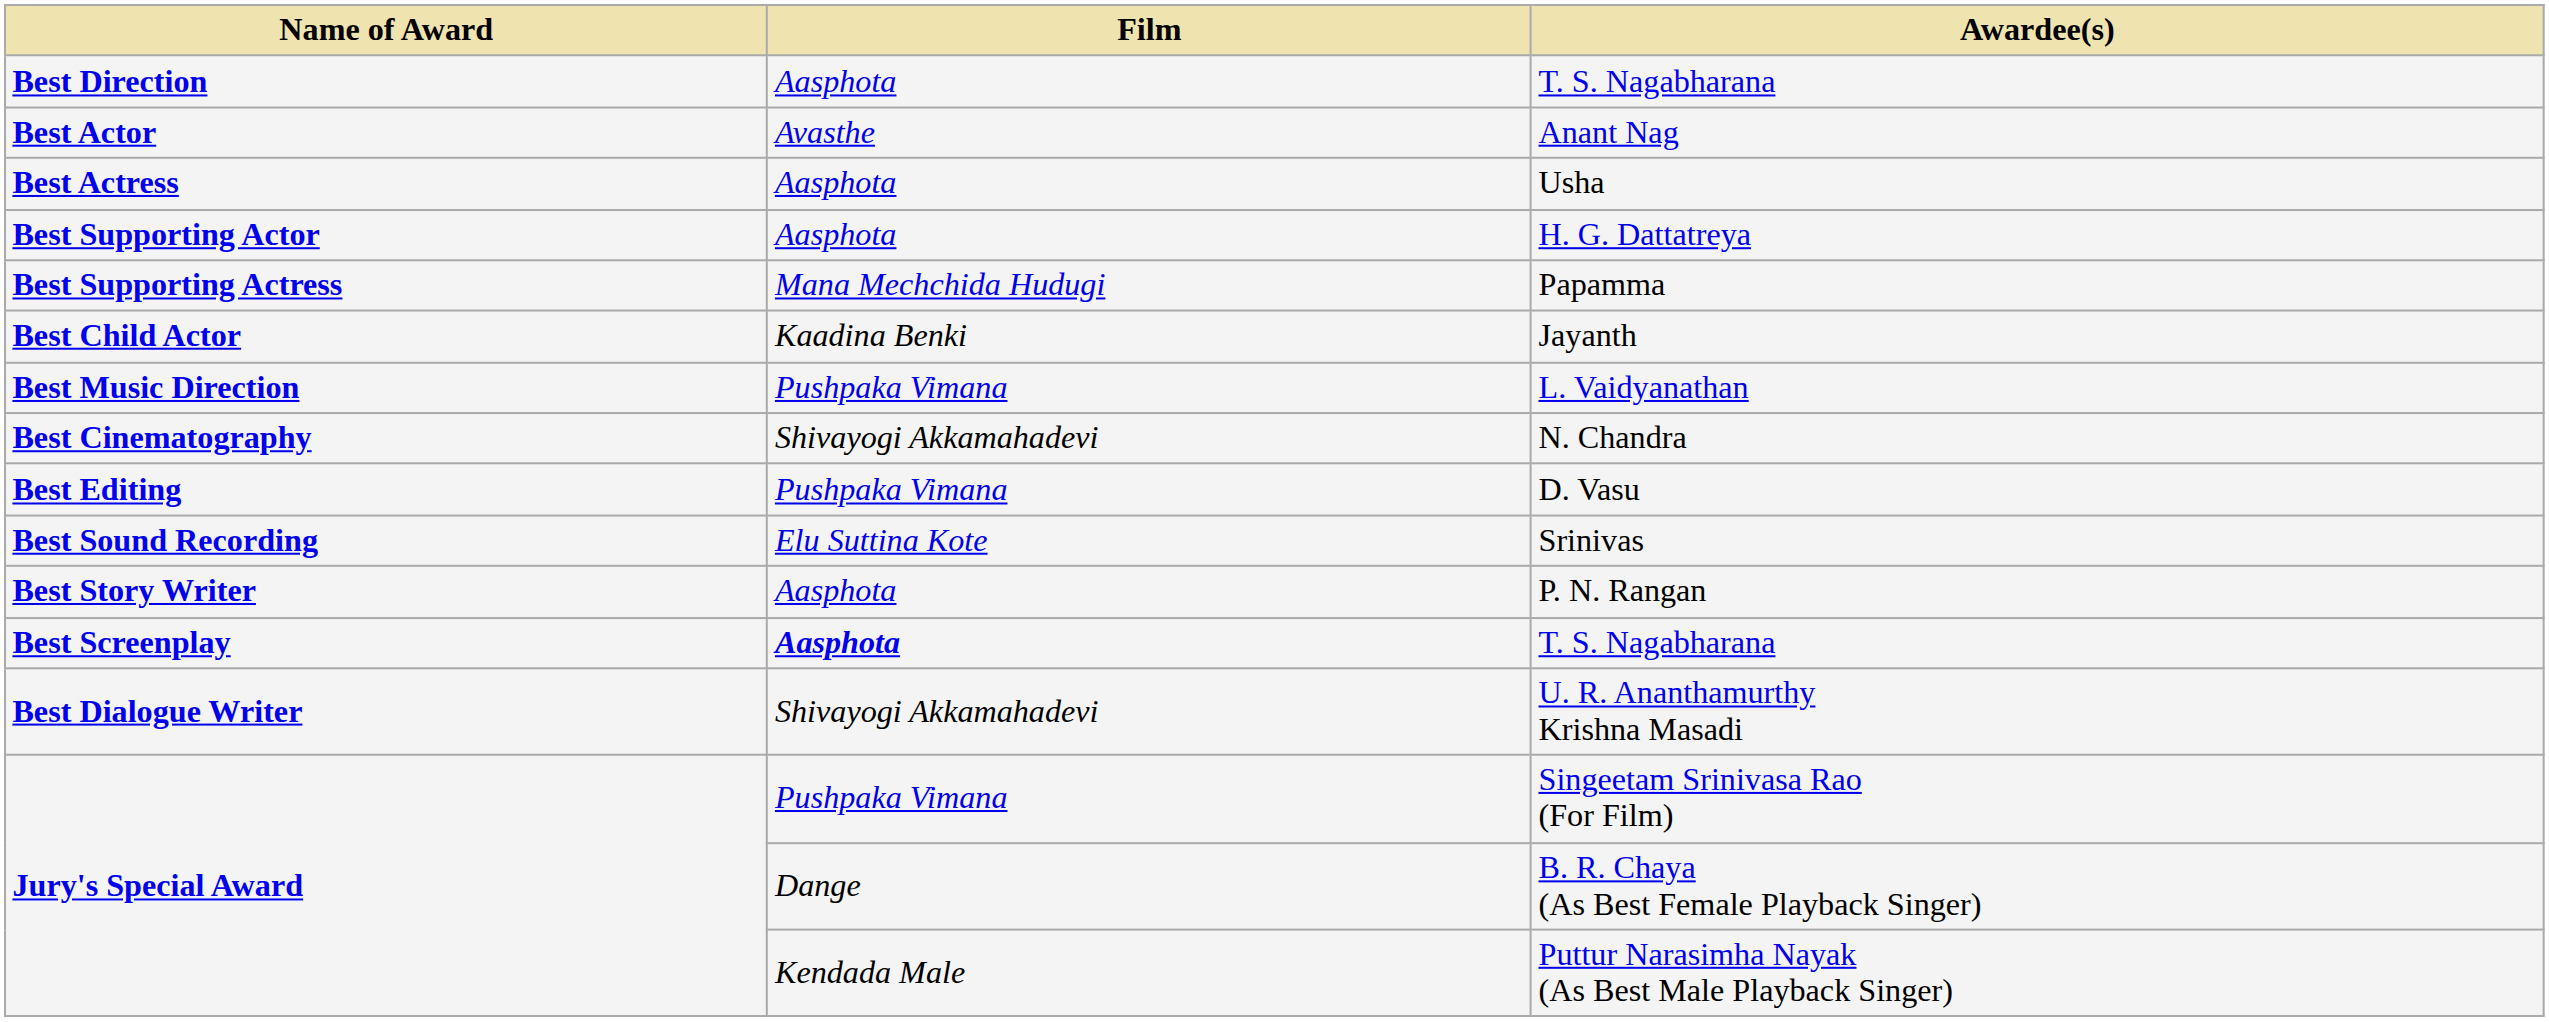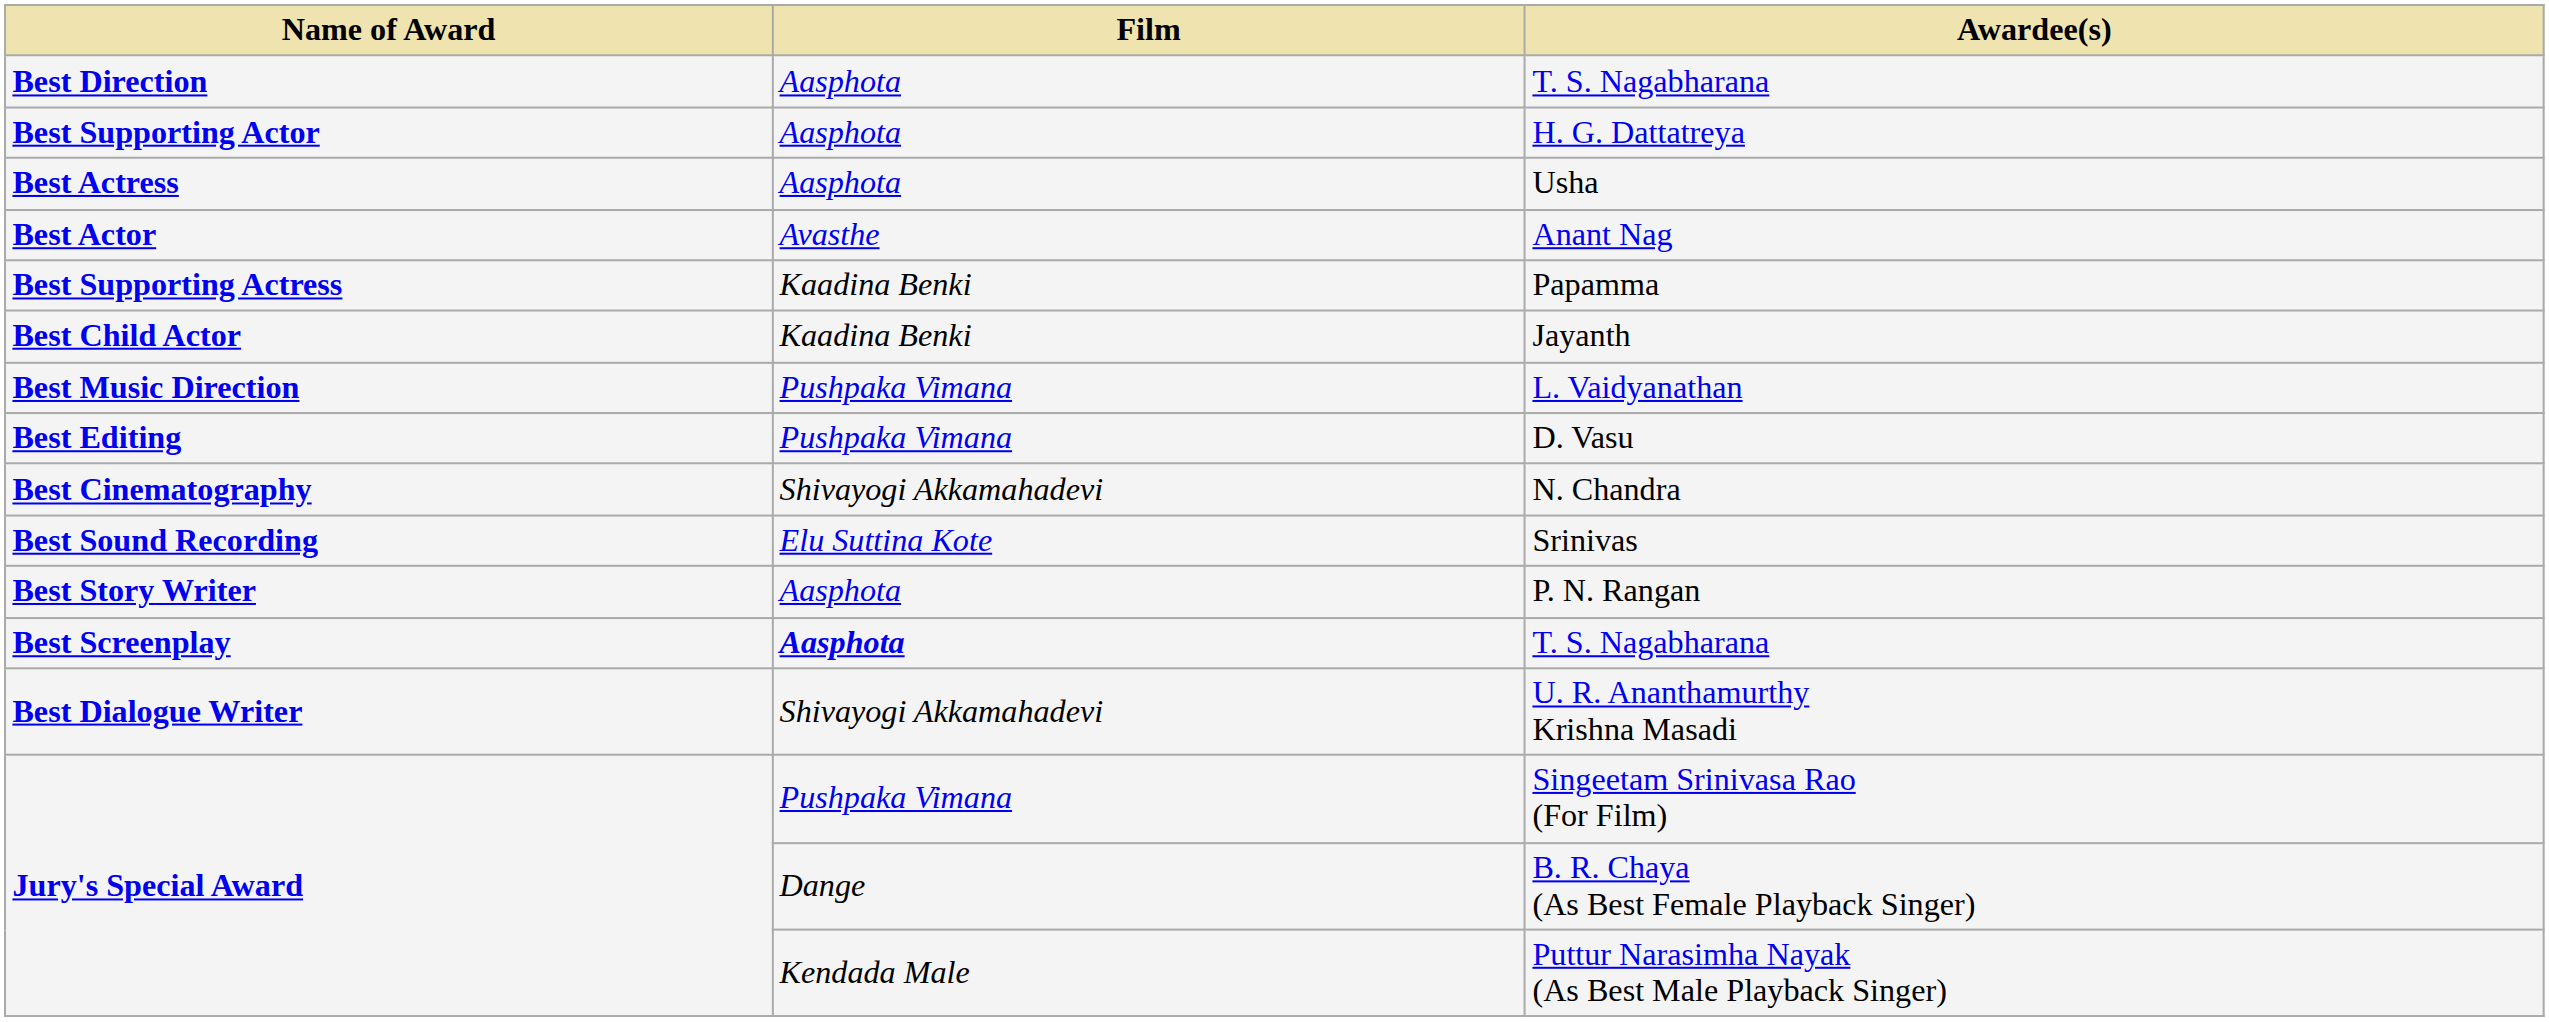rows swapped: (84, 132) <-> (166, 234)
(940, 285) Mana Mechchida Hudugi -> (876, 285) Kaadina Benki
rows swapped: (162, 438) <-> (97, 489)
